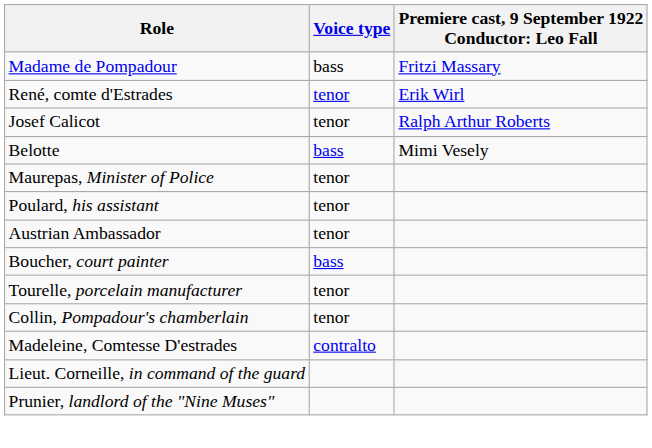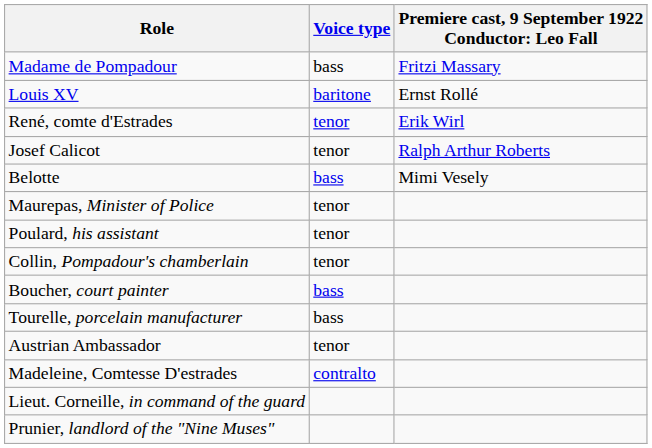+ row: (44, 94)
rows swapped: (129, 317) <-> (85, 233)
(331, 289) tenor -> (328, 317) bass
